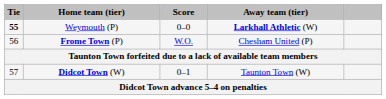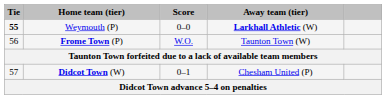(276, 42) Chesham United (P) -> (276, 42) Taunton Town (W)
(276, 72) Taunton Town (W) -> (276, 72) Chesham United (P)
